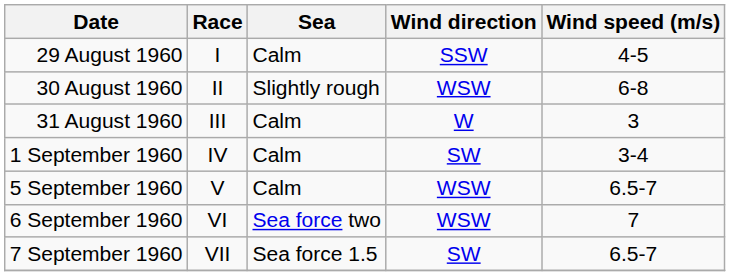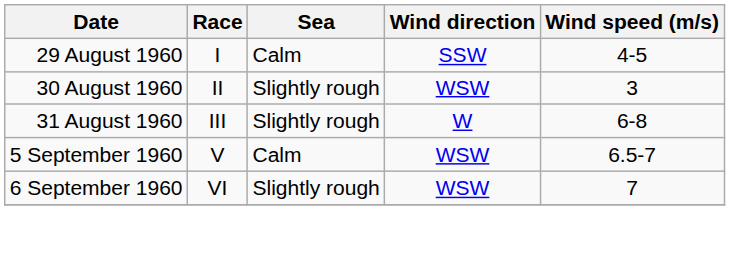(633, 88) 6-8 -> (632, 88) 3
(277, 121) Calm -> (316, 121) Slightly rough
(633, 121) 3 -> (632, 121) 6-8
- row: (96, 155)
(317, 221) Sea force two -> (316, 188) Slightly rough
- row: (96, 254)
